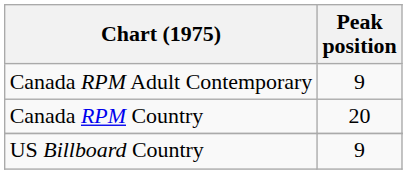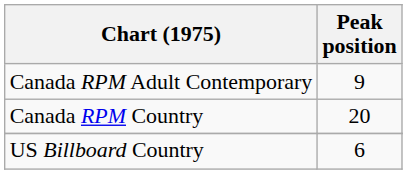(360, 150) 9 -> (360, 150) 6
